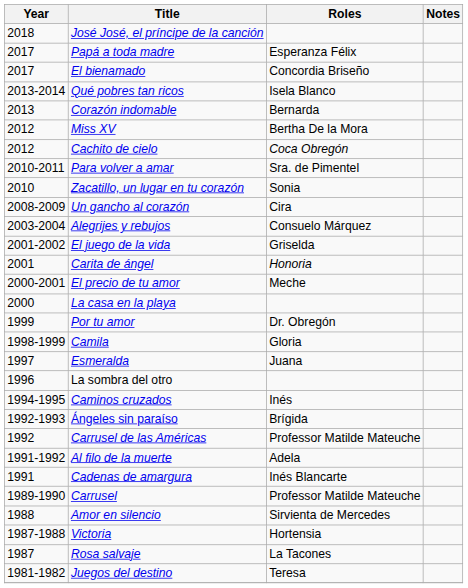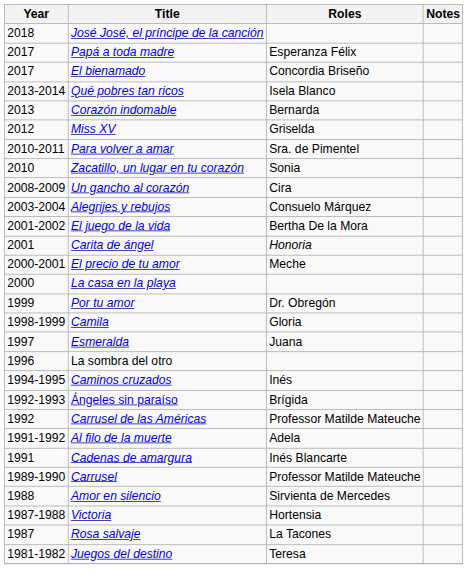(319, 129) Bertha De la Mora -> (292, 129) Griselda
- row: (114, 149)
(292, 245) Griselda -> (319, 226) Bertha De la Mora
